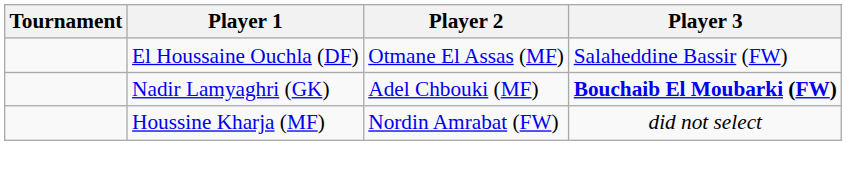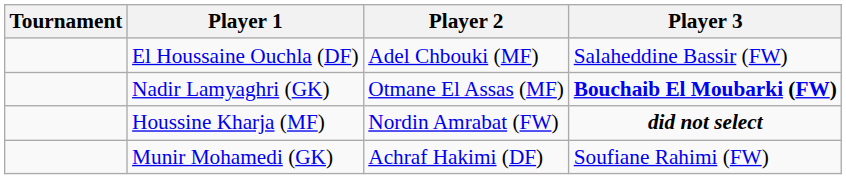(466, 55) Otmane El Assas (MF) -> (453, 55) Adel Chbouki (MF)
(453, 88) Adel Chbouki (MF) -> (466, 88) Otmane El Assas (MF)
(705, 122) normal -> (705, 122) bold
+ row: (233, 156)
